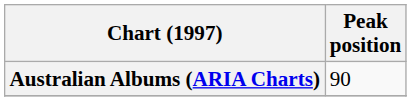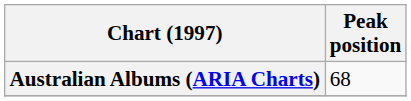(340, 78) 90 -> (340, 78) 68
